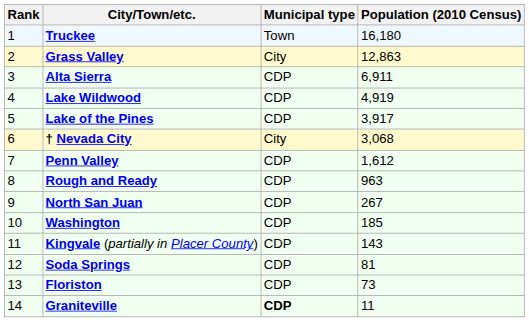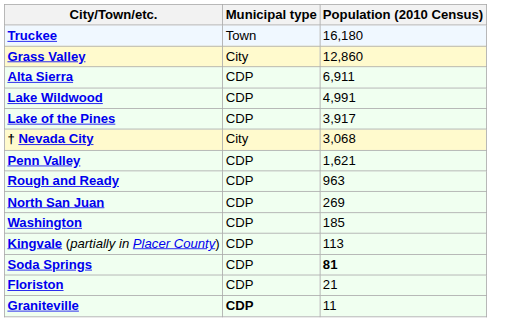- column: (23, 14)
(381, 56) 12,863 -> (343, 56) 12,860
(377, 98) 4,919 -> (339, 98) 4,991
(377, 160) 1,612 -> (339, 160) 1,621
(372, 202) 267 -> (334, 202) 269
(372, 243) 143 -> (333, 243) 113
(368, 264) normal -> (330, 264) bold
(368, 285) 73 -> (330, 285) 21
